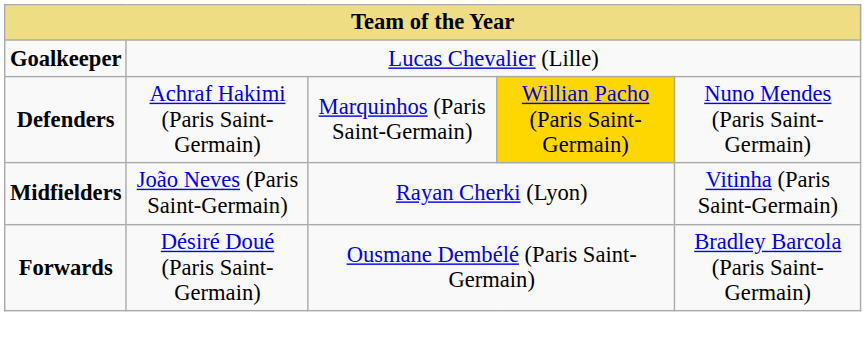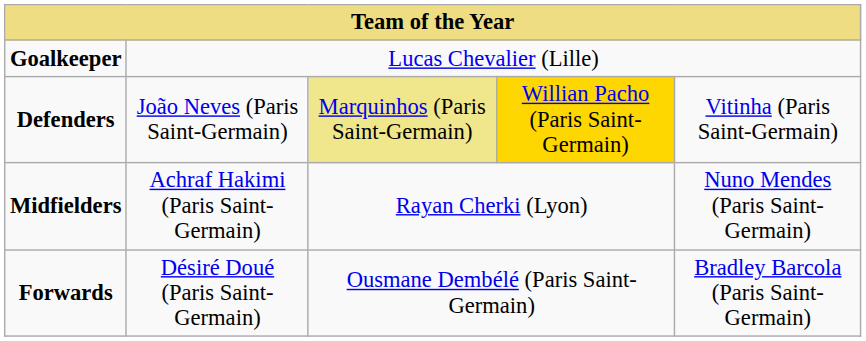(217, 119) Achraf Hakimi (Paris Saint-Germain) -> (217, 119) João Neves (Paris Saint-Germain)
(402, 119) no background -> (402, 119) khaki background
(768, 119) Nuno Mendes (Paris Saint-Germain) -> (768, 119) Vitinha (Paris Saint-Germain)
(217, 193) João Neves (Paris Saint-Germain) -> (217, 205) Achraf Hakimi (Paris Saint-Germain)
(768, 193) Vitinha (Paris Saint-Germain) -> (768, 205) Nuno Mendes (Paris Saint-Germain)
